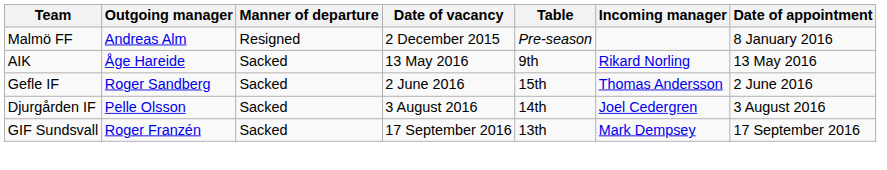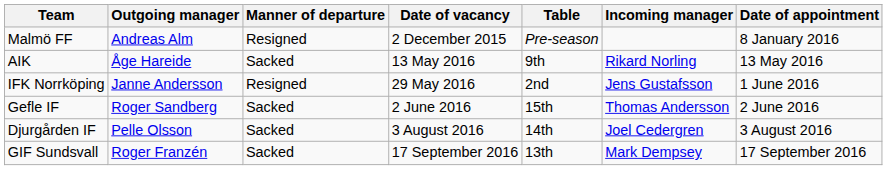+ row: (56, 84)
